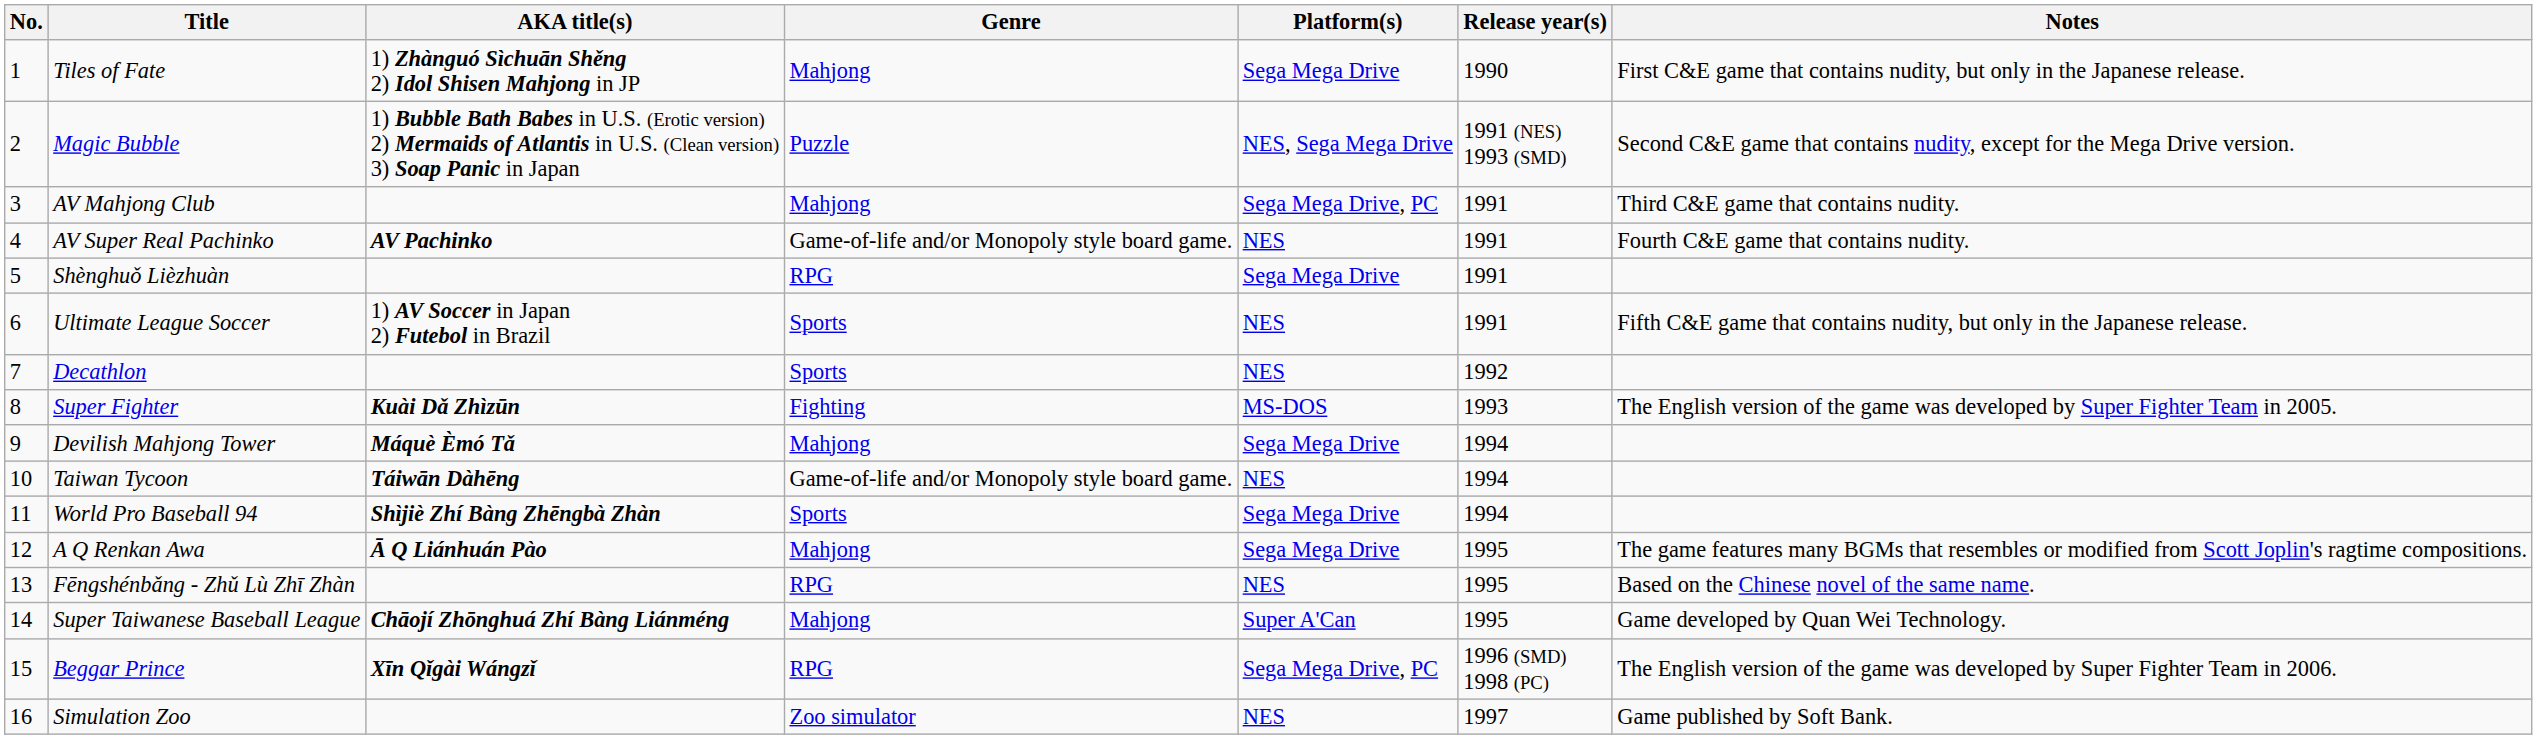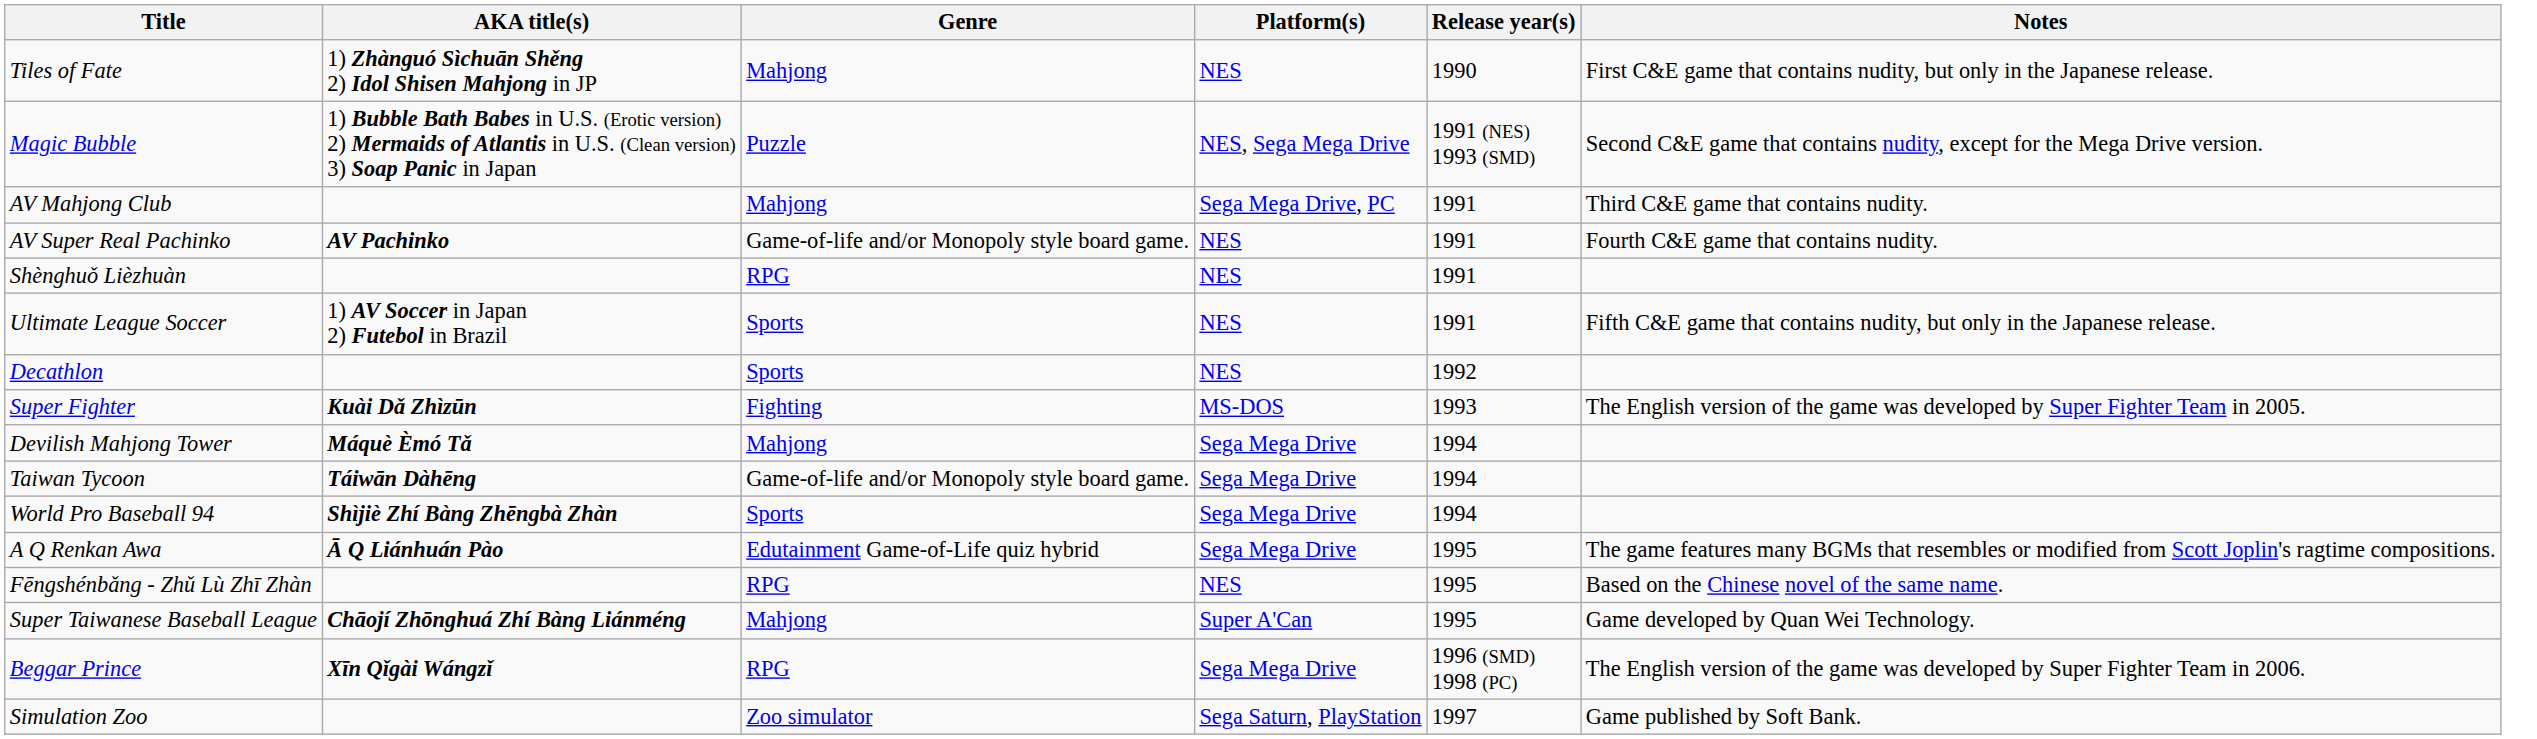- column: (26, 22)
(1321, 70) Sega Mega Drive -> (1221, 70) NES
(1321, 275) Sega Mega Drive -> (1221, 275) NES
(1264, 478) NES -> (1278, 478) Sega Mega Drive
(830, 549) Mahjong -> (922, 549) Edutainment Game-of-Life quiz hybrid
(1340, 668) Sega Mega Drive, PC -> (1278, 668) Sega Mega Drive
(1264, 716) NES -> (1310, 716) Sega Saturn, PlayStation
